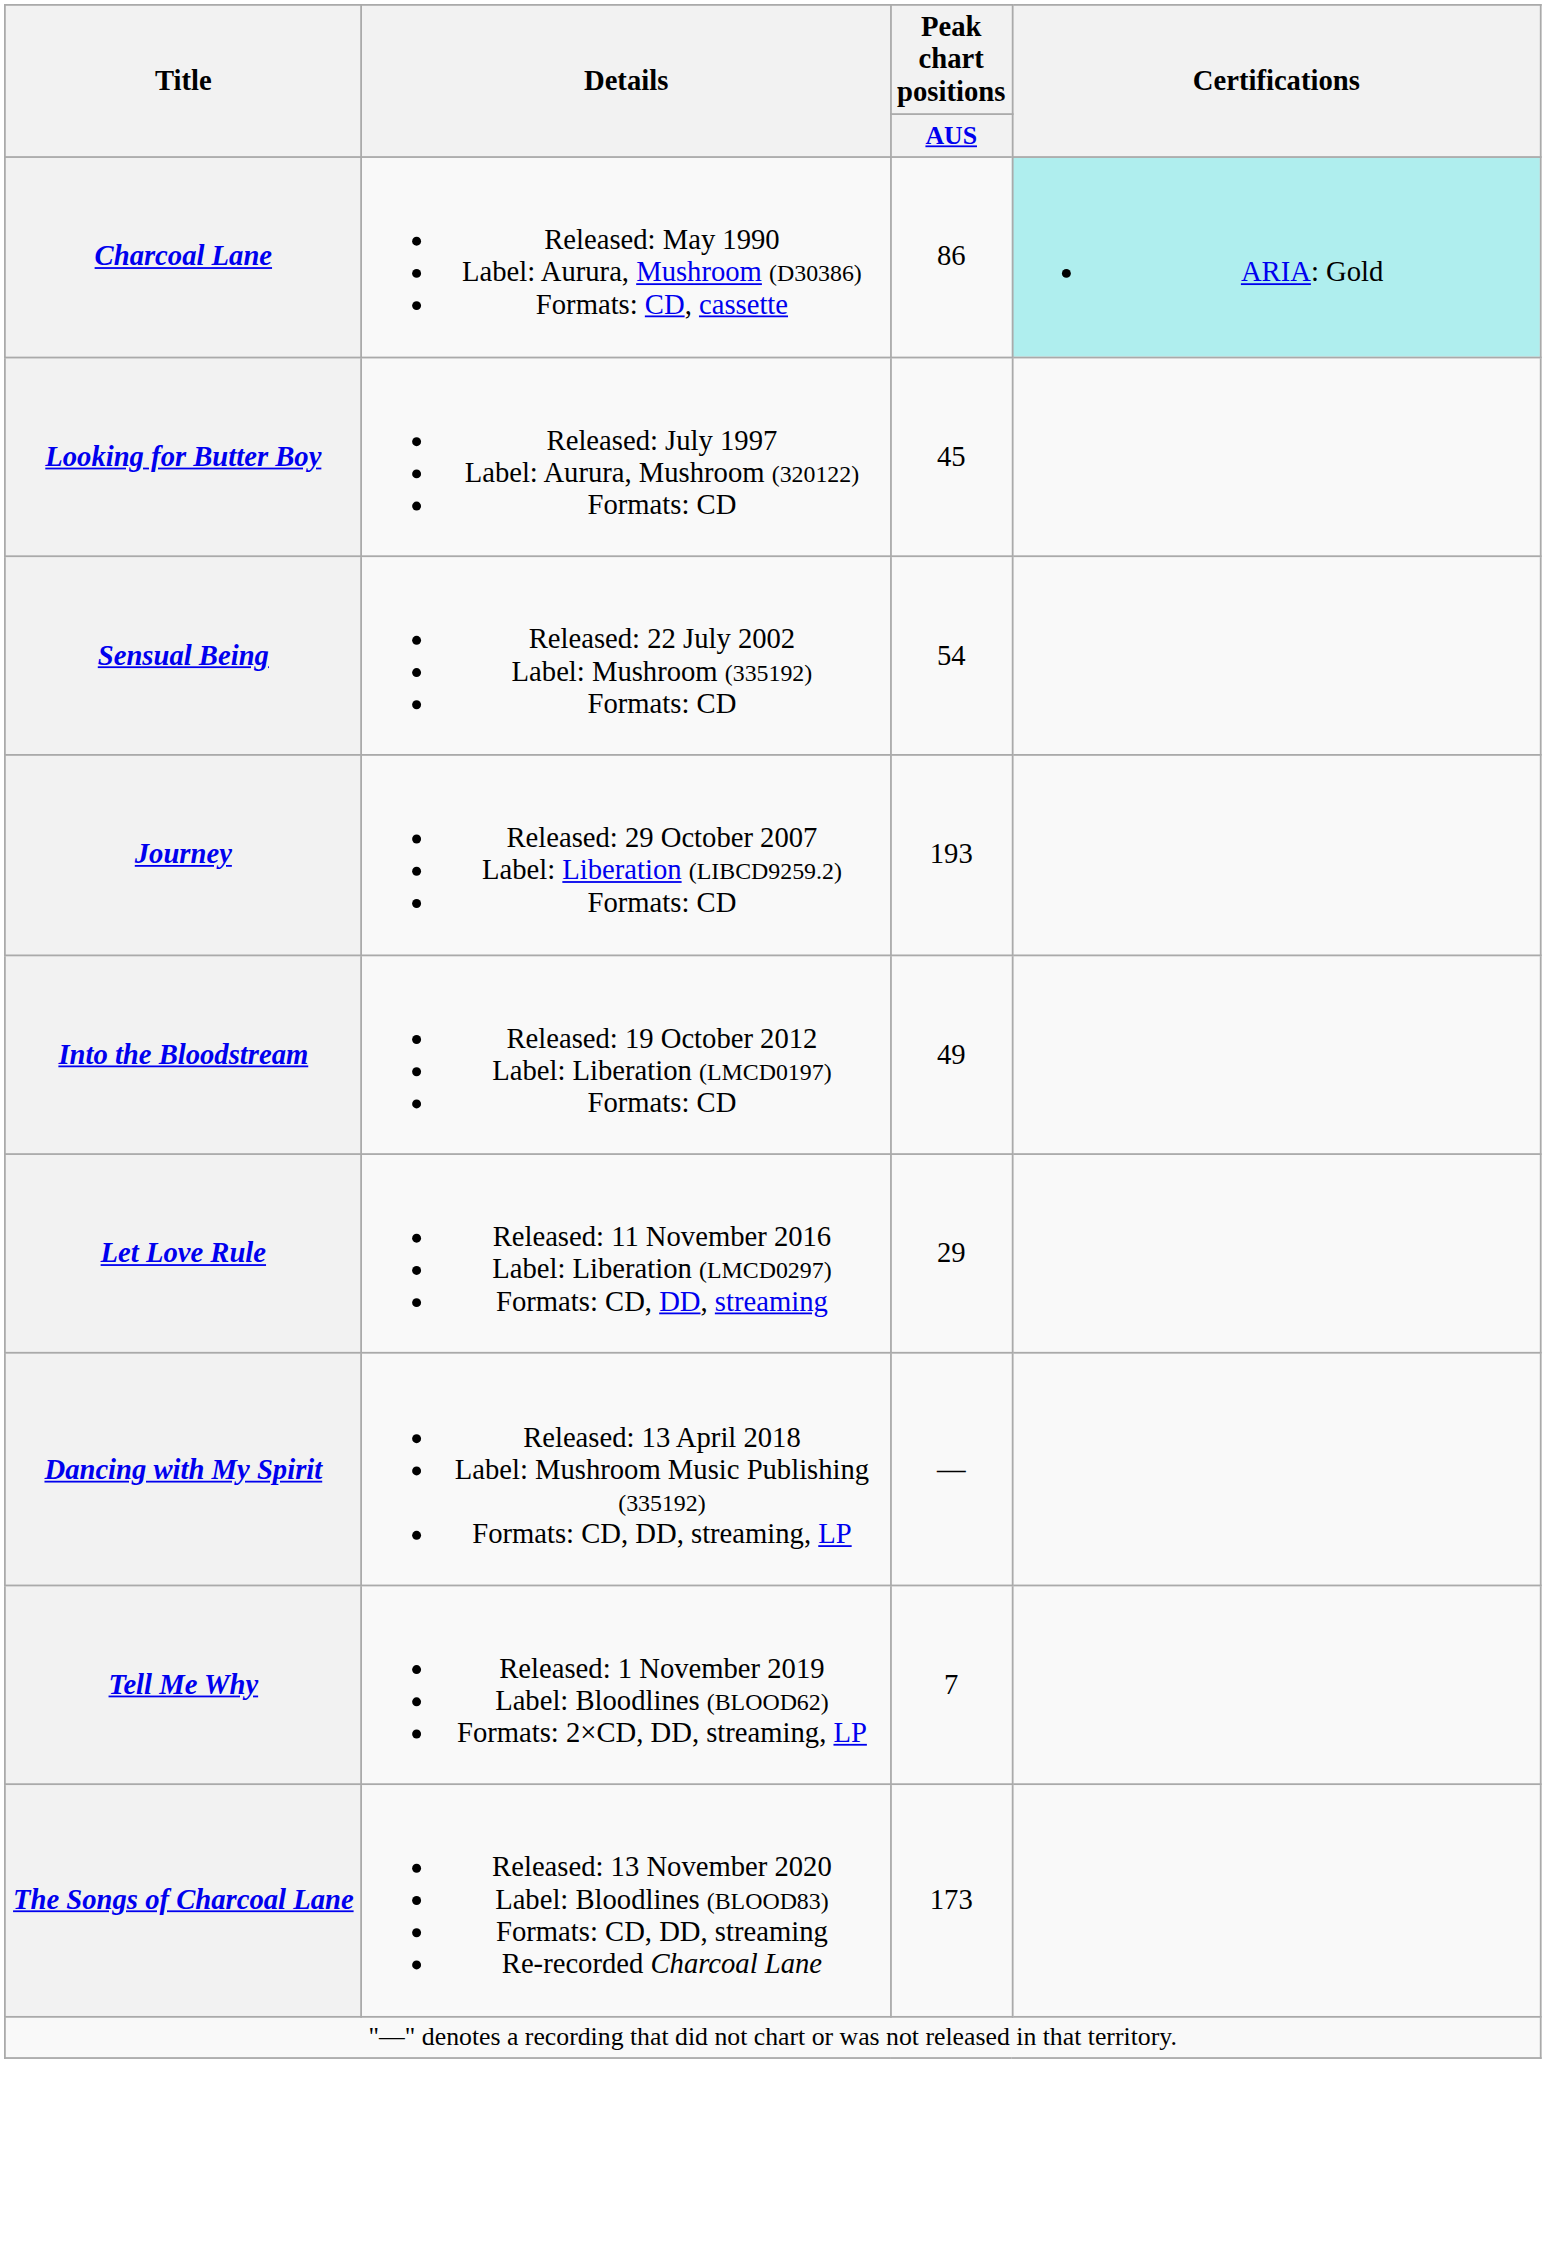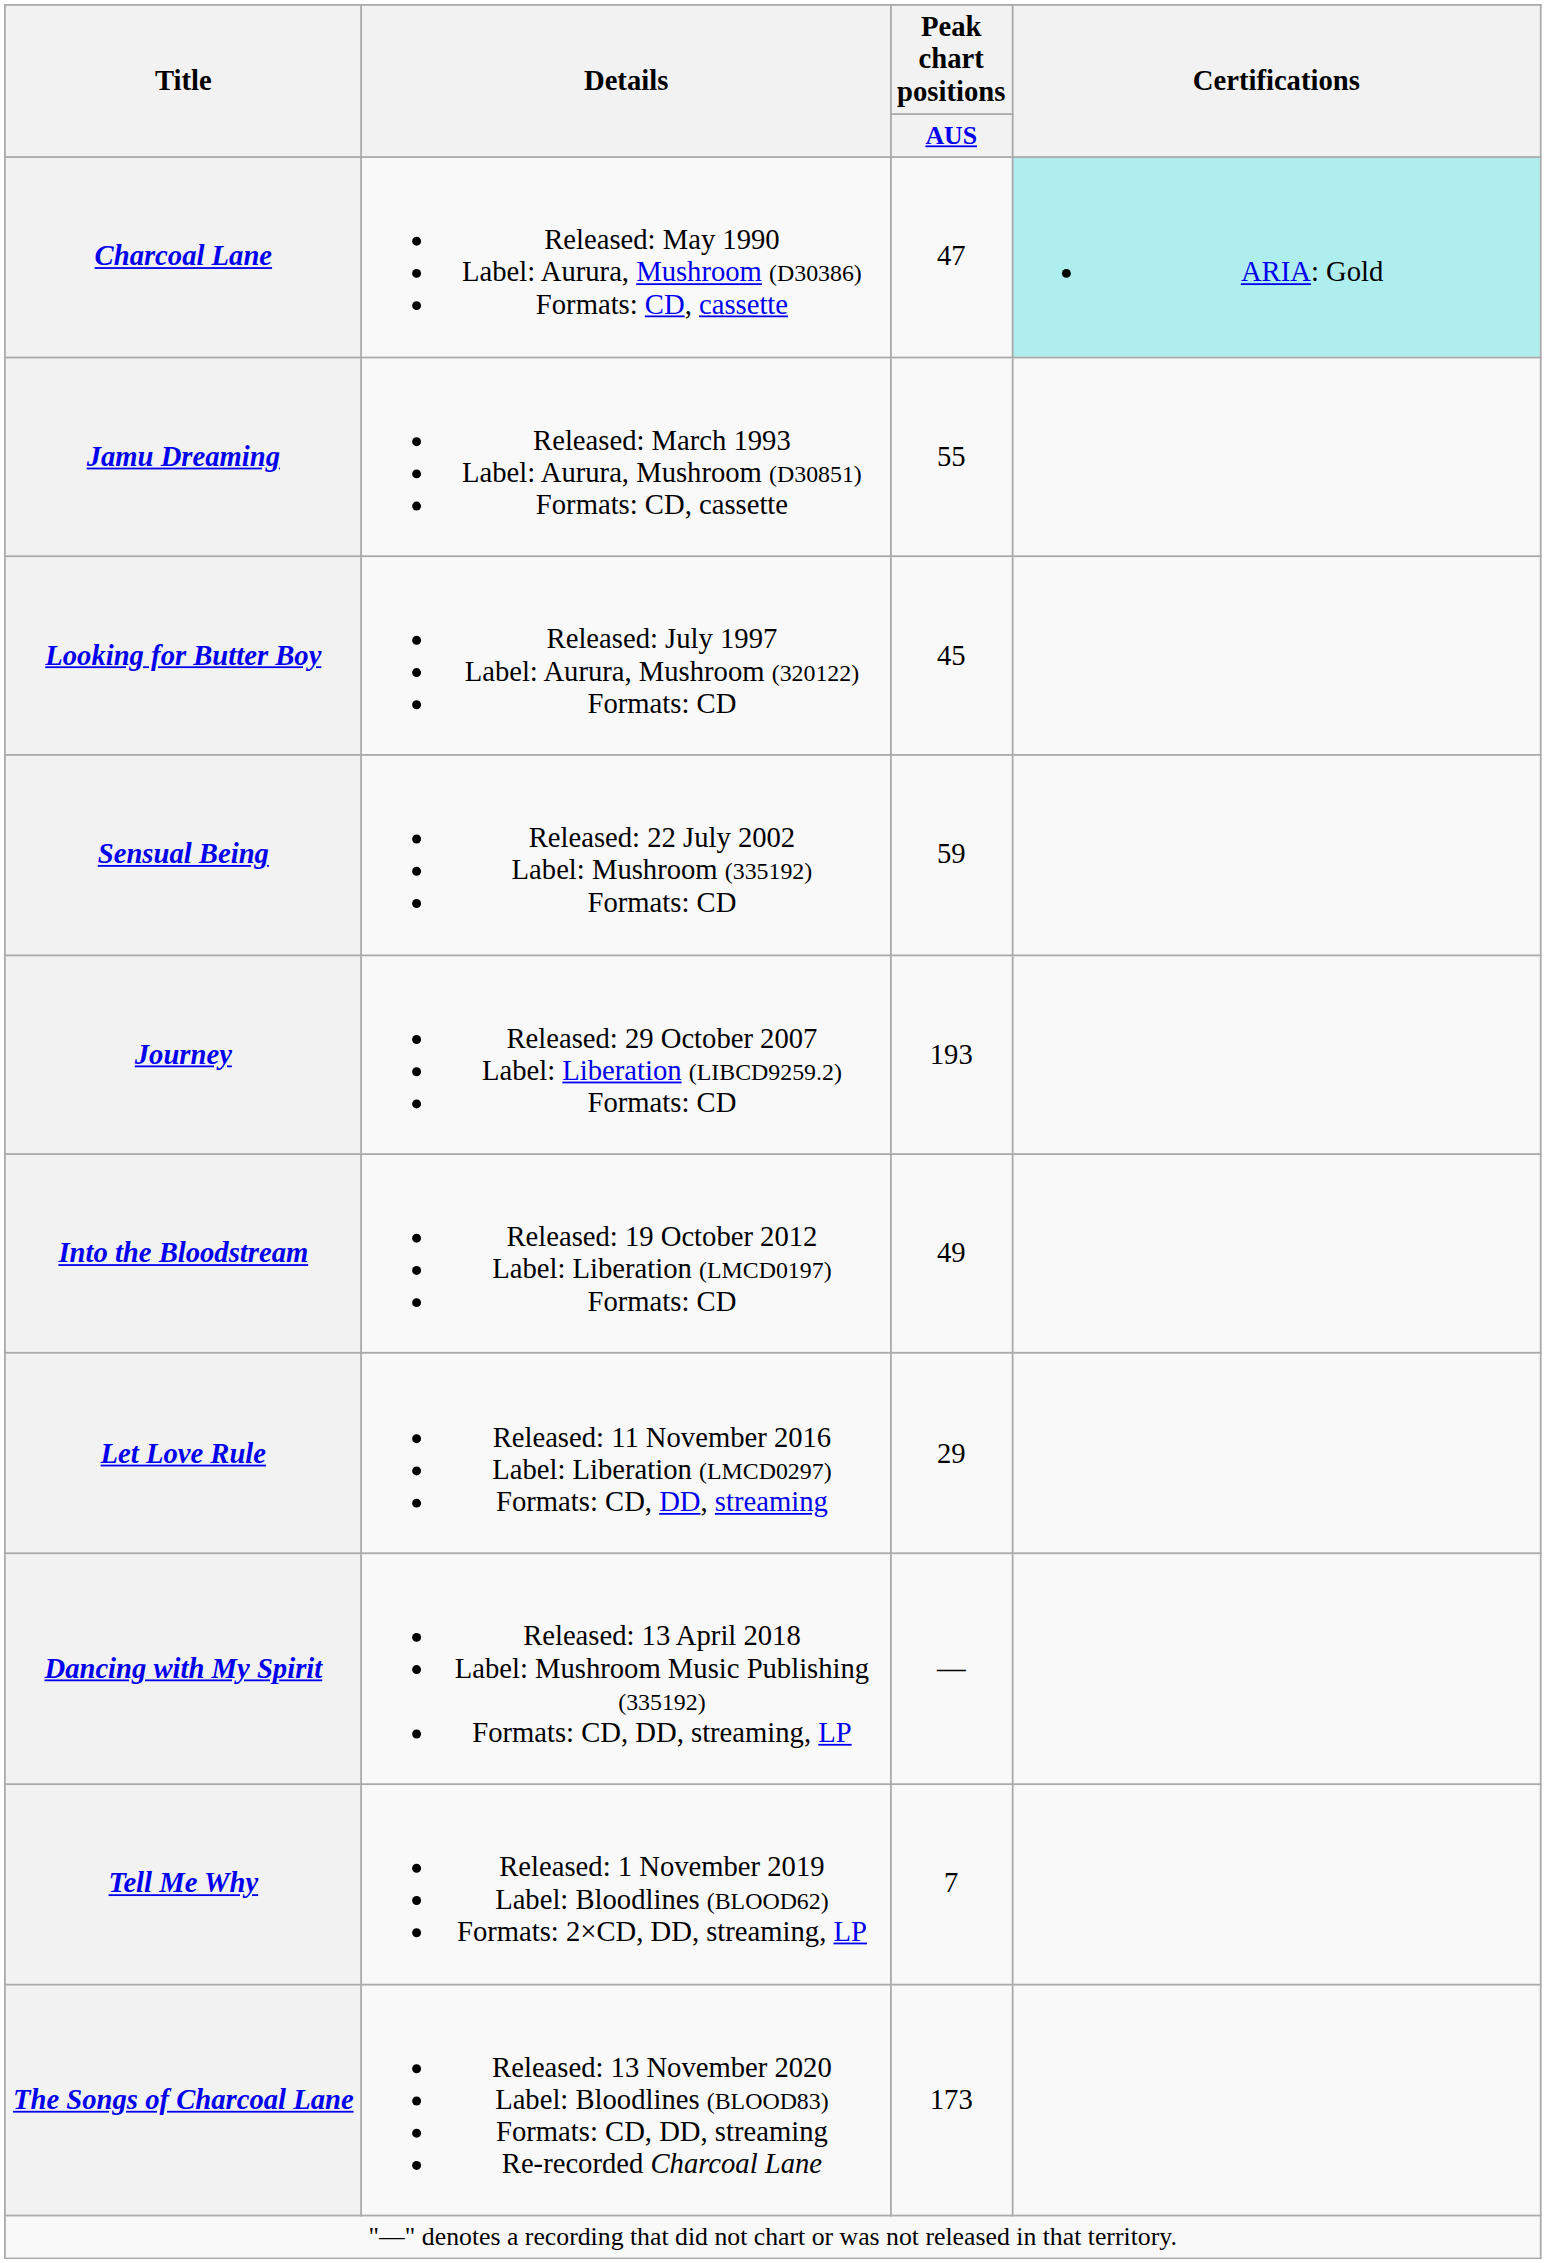(951, 256) 86 -> (951, 256) 47
+ row: (183, 455)
(951, 655) 54 -> (951, 854) 59
